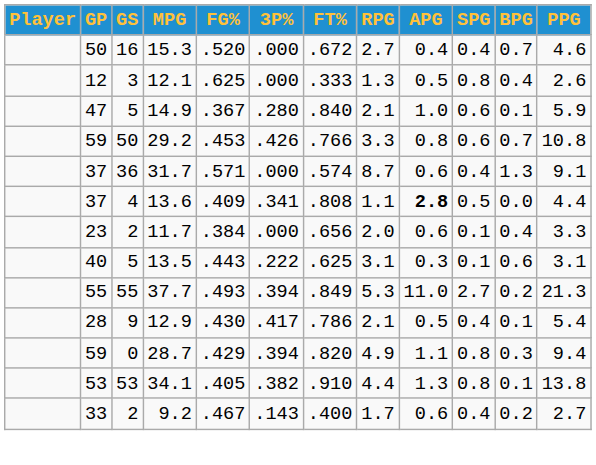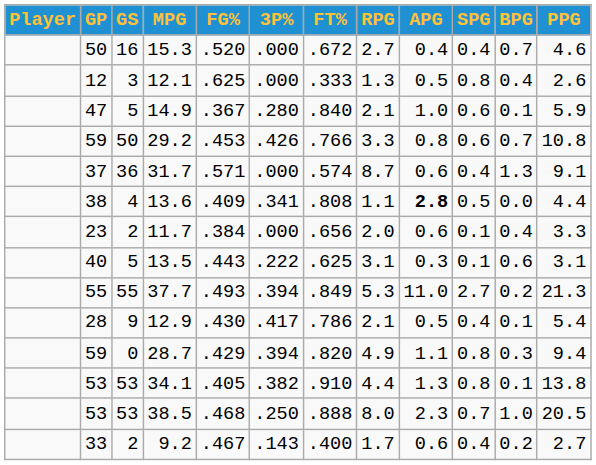(96, 202) 37 -> (96, 202) 38
+ row: (170, 414)
